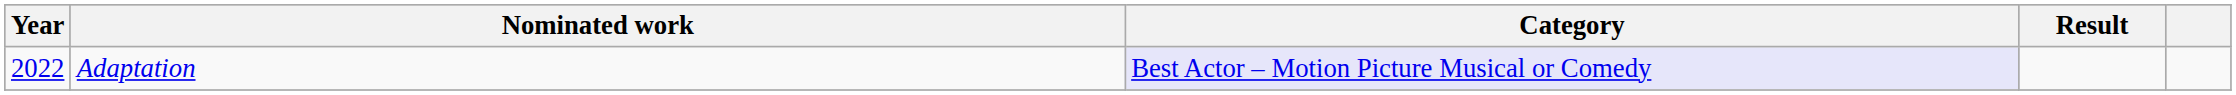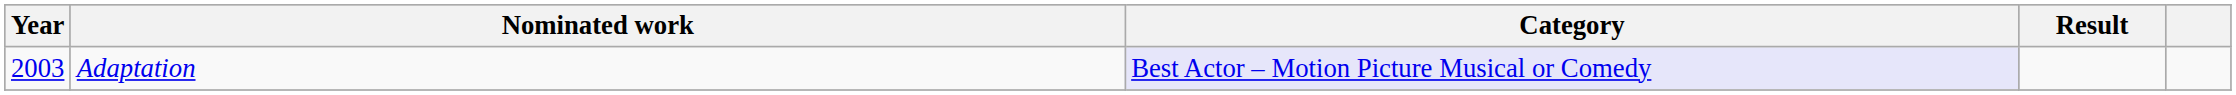(38, 68) 2022 -> (38, 68) 2003
